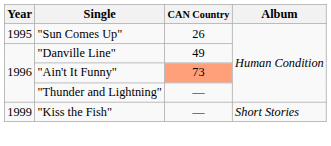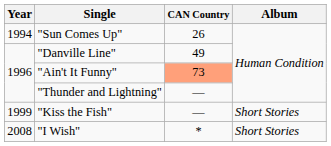(20, 33) 1995 -> (20, 33) 1994
+ row: (59, 131)
